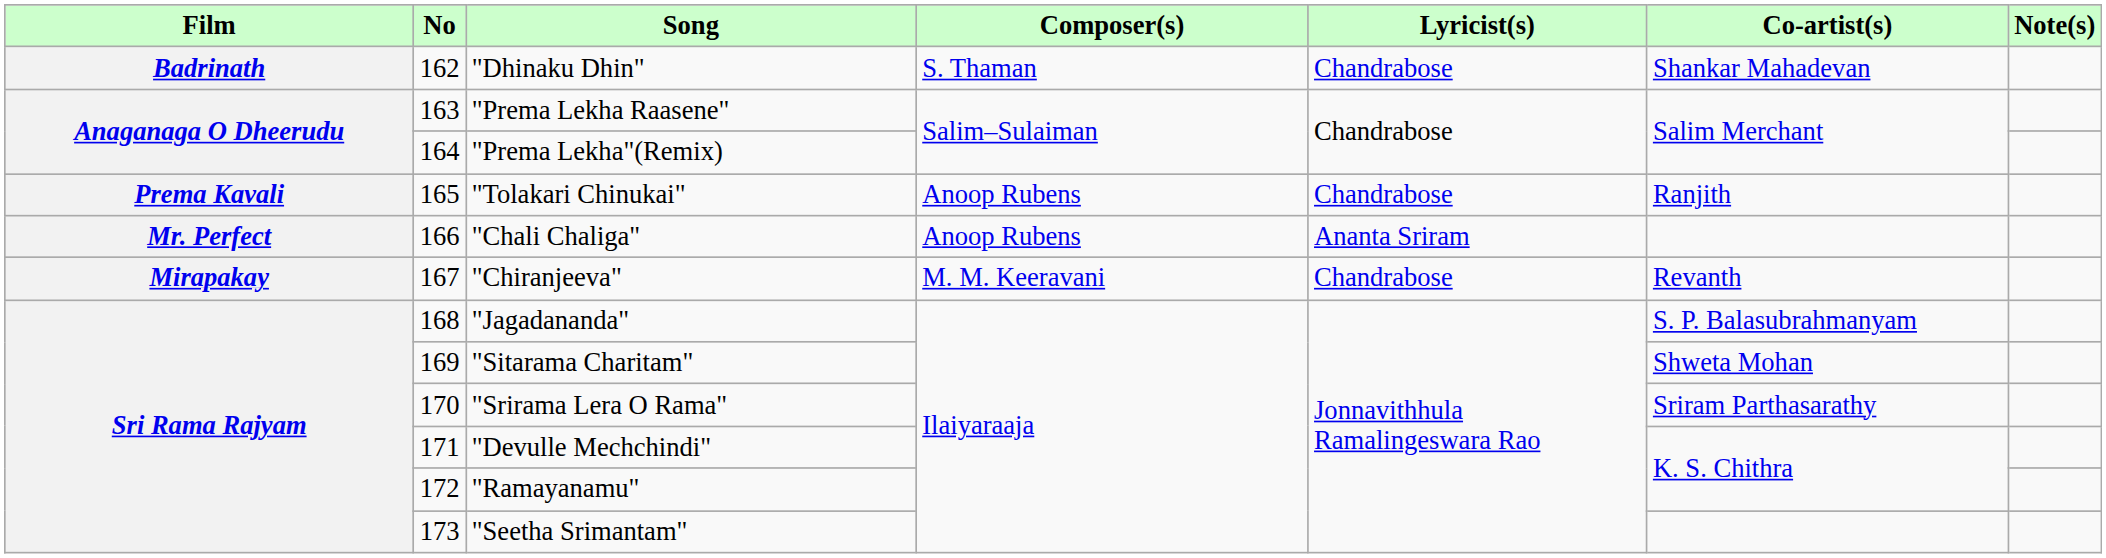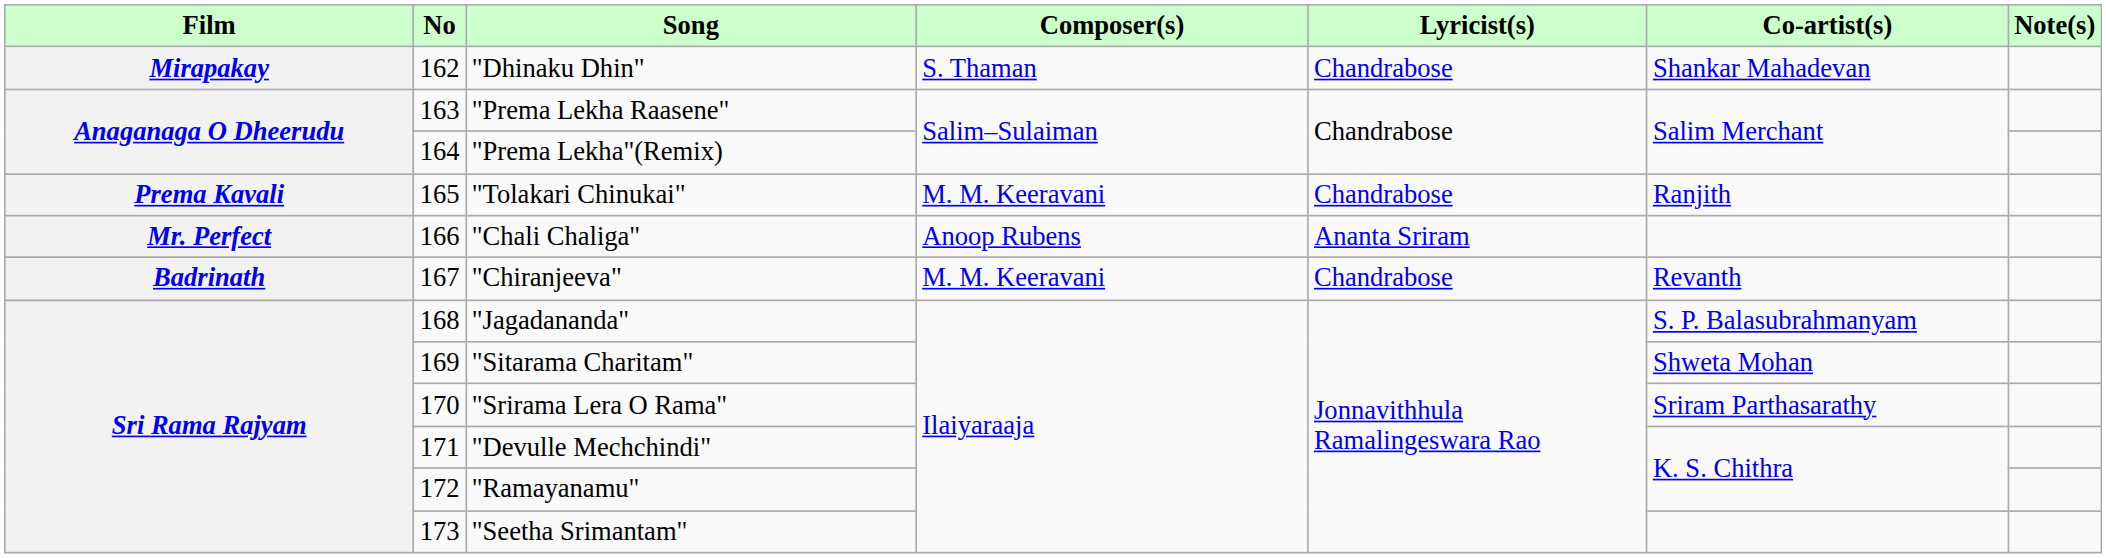(209, 67) Badrinath -> (209, 67) Mirapakay
(1002, 194) Anoop Rubens -> (1014, 194) M. M. Keeravani
(209, 278) Mirapakay -> (209, 278) Badrinath
